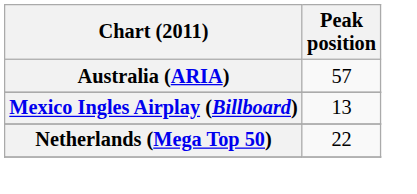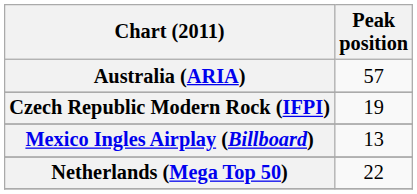+ row: (170, 107)
